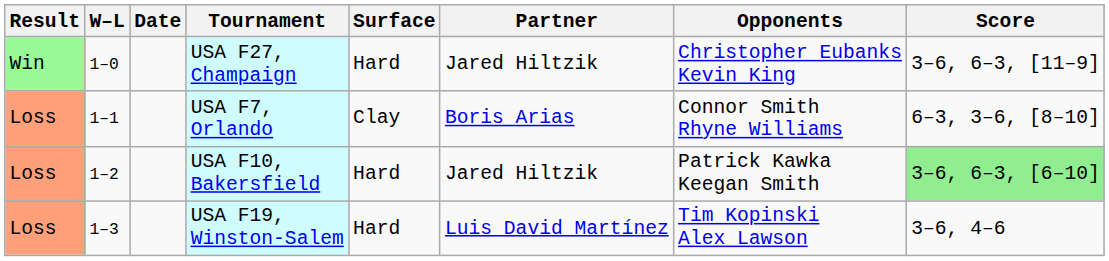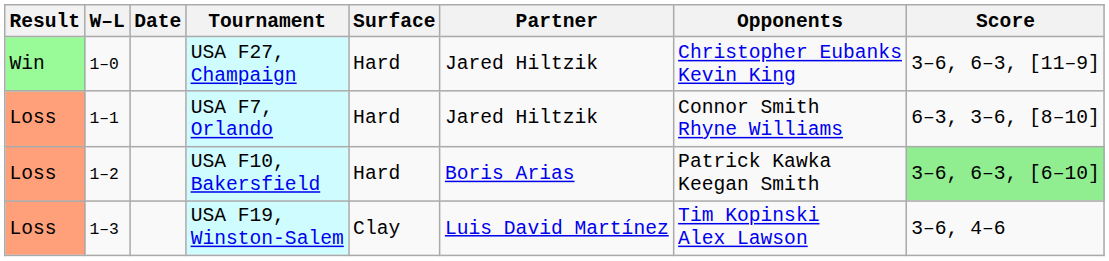(377, 119) Clay -> (377, 119) Hard
(510, 119) Boris Arias -> (521, 119) Jared Hiltzik
(521, 173) Jared Hiltzik -> (510, 173) Boris Arias
(377, 228) Hard -> (377, 228) Clay
